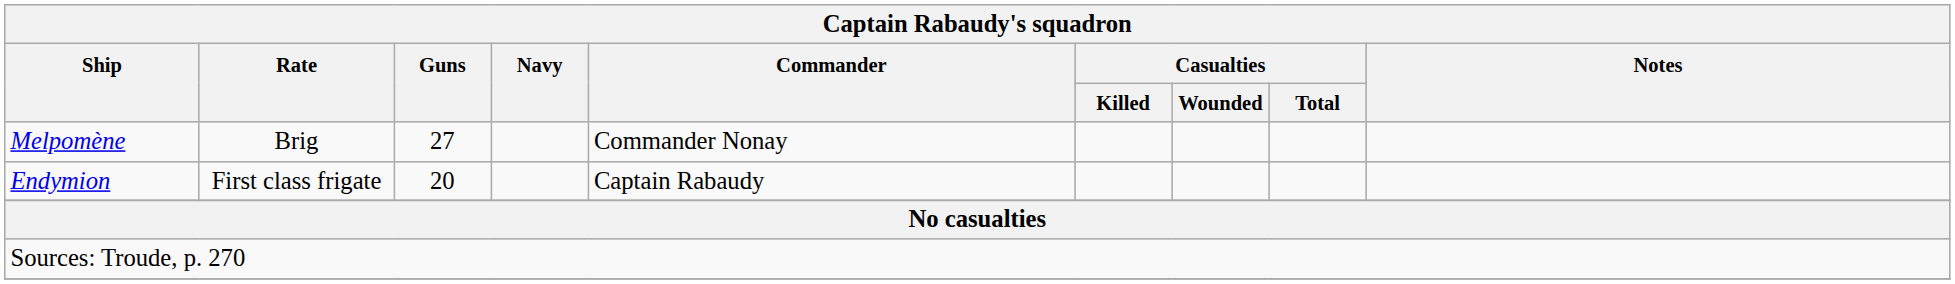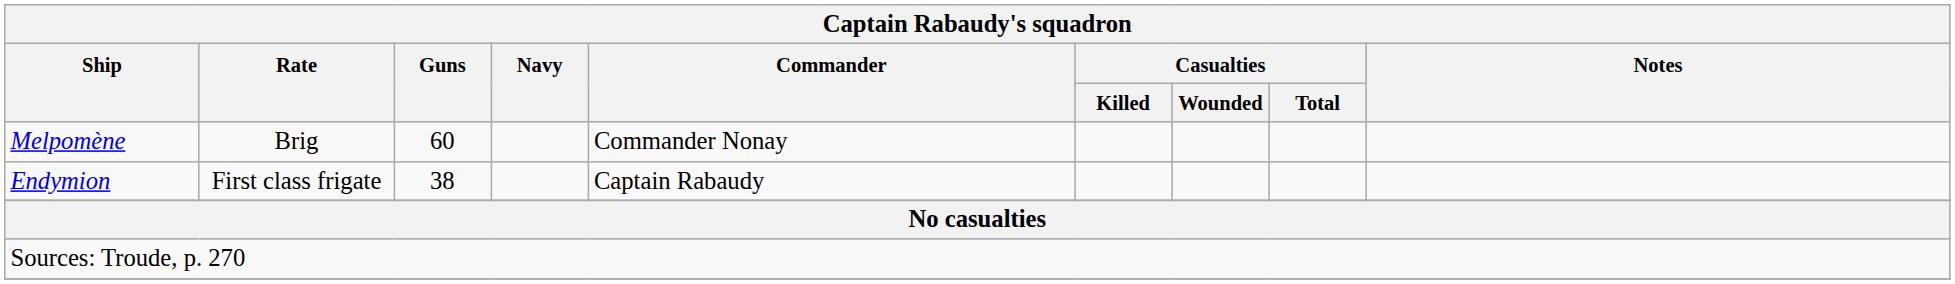(442, 141) 27 -> (442, 141) 60
(442, 180) 20 -> (442, 180) 38
